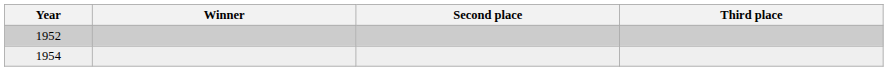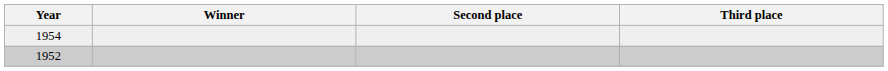rows swapped: (48, 35) <-> (48, 56)
